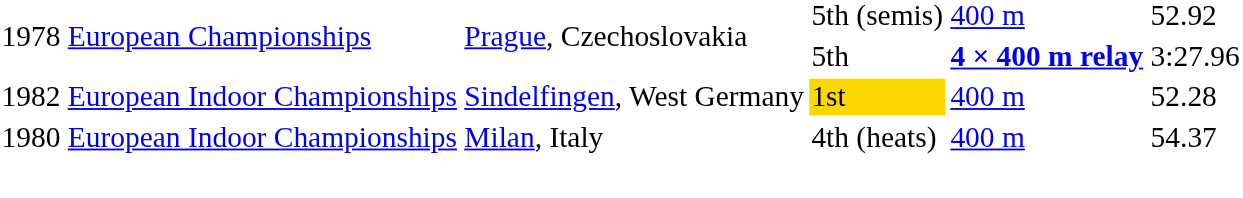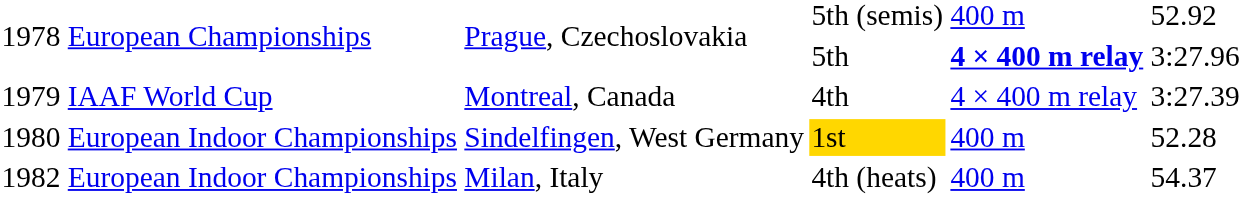+ row: (570, 96)
(31, 96) 1982 -> (31, 137) 1980
(31, 137) 1980 -> (31, 177) 1982
